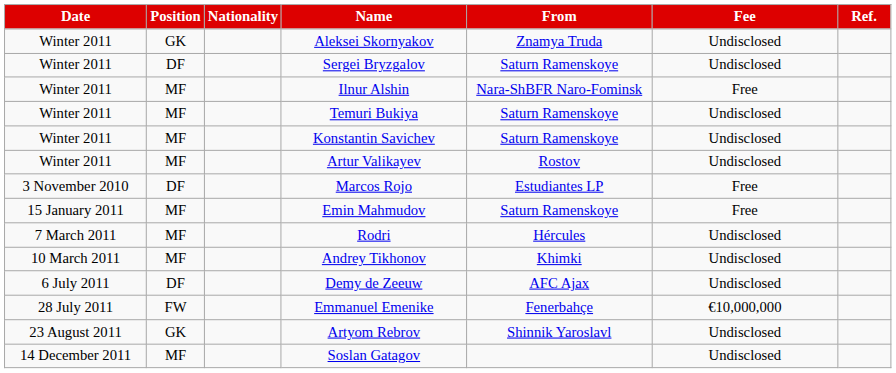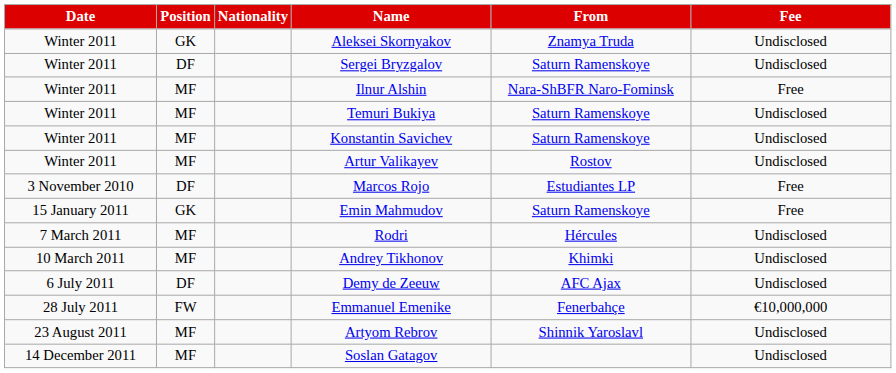- column: (864, 17)
(176, 210) MF -> (185, 210) GK
(175, 331) GK -> (185, 331) MF
